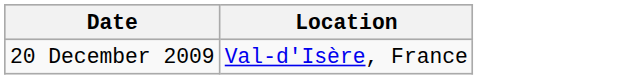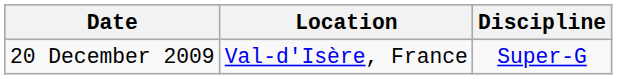+ column: (542, 22)
